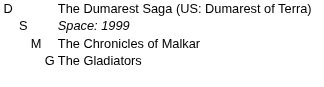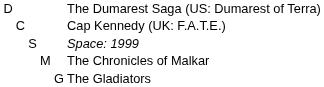+ row: (20, 26)
